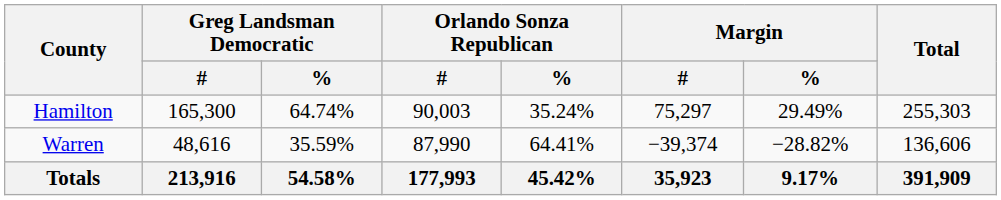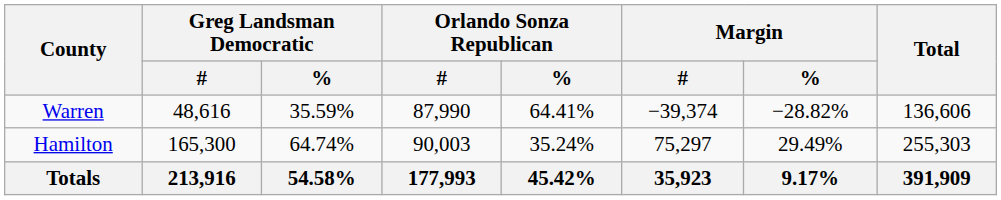rows swapped: (73, 111) <-> (73, 144)
